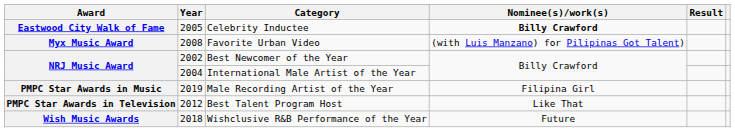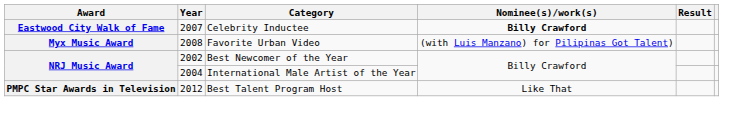(191, 27) 2005 -> (191, 27) 2007
- row: (300, 88)
- row: (317, 119)
